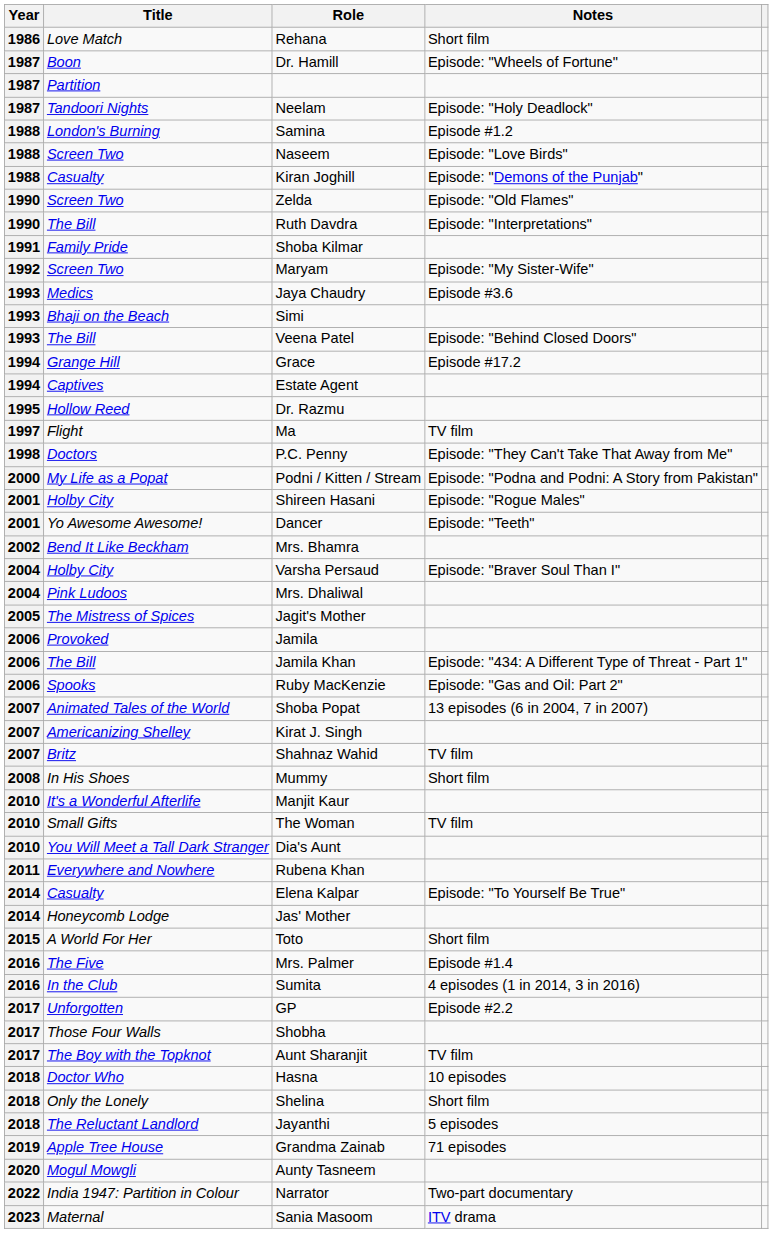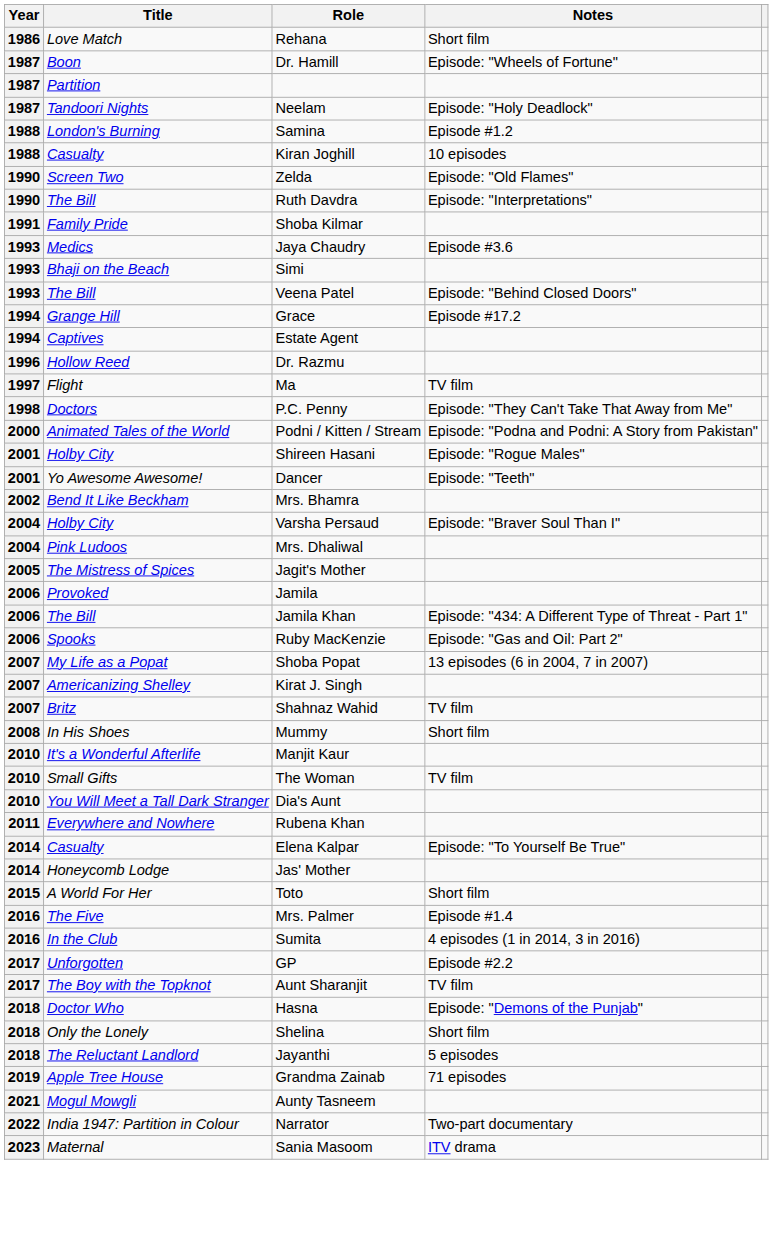- row: (303, 154)
(535, 177) Episode: "Demons of the Punjab" -> (467, 154) 10 episodes
- row: (302, 270)
(24, 408) 1995 -> (24, 362) 1996
(107, 477) My Life as a Popat -> (138, 431) Animated Tales of the World
(138, 708) Animated Tales of the World -> (107, 662) My Life as a Popat
- row: (301, 1032)
(467, 1078) 10 episodes -> (535, 1008) Episode: "Demons of the Punjab"
(24, 1170) 2020 -> (24, 1101) 2021
